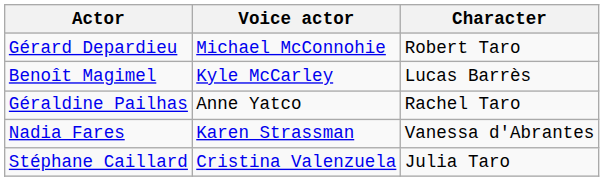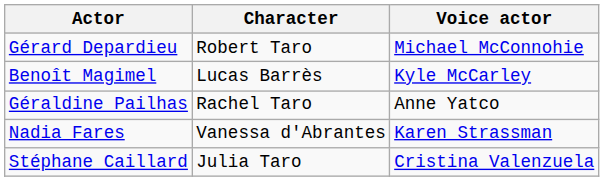columns swapped: (500, 19) <-> (296, 19)
